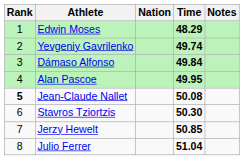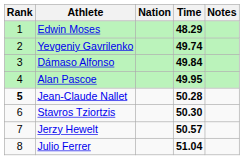(189, 96) 50.08 -> (189, 96) 50.28
(189, 130) 50.85 -> (189, 130) 50.57
